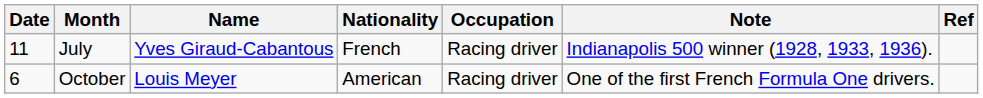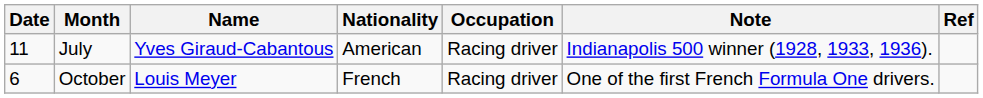(372, 49) French -> (382, 49) American
(382, 78) American -> (372, 78) French
